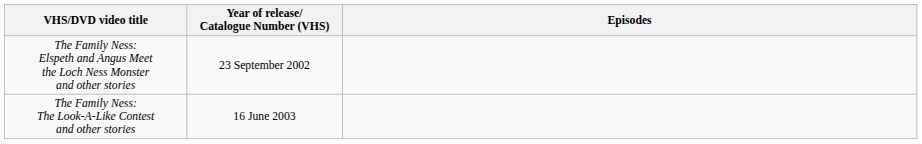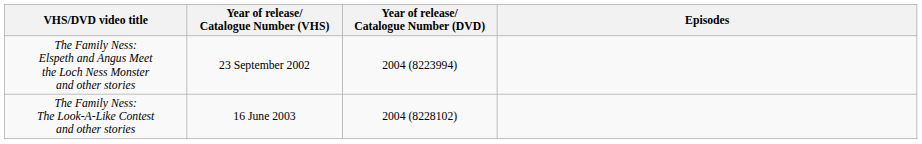+ column: (420, 20)
